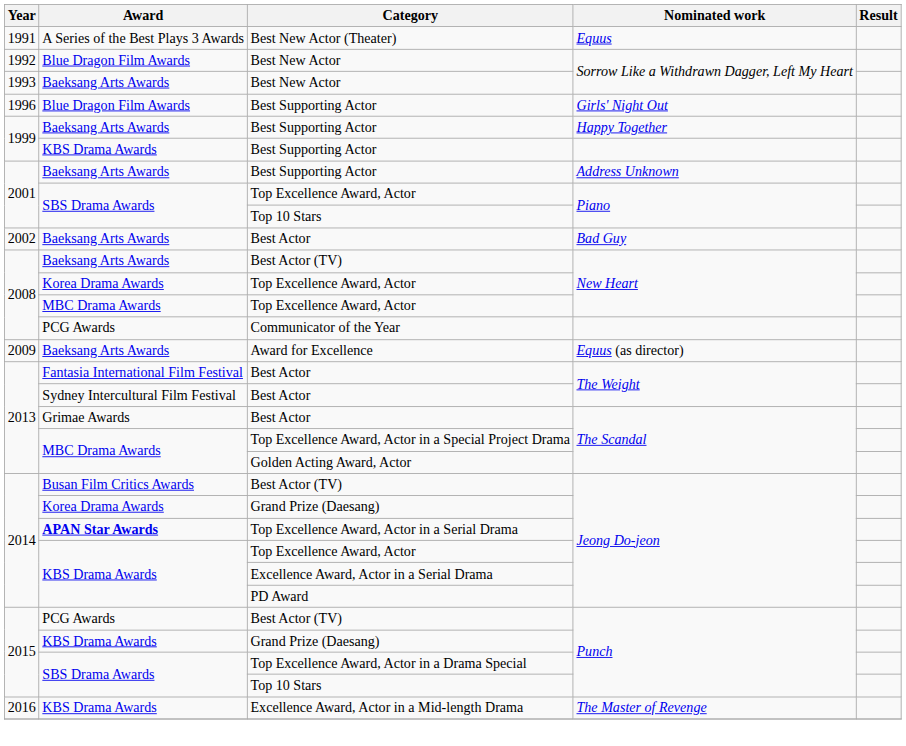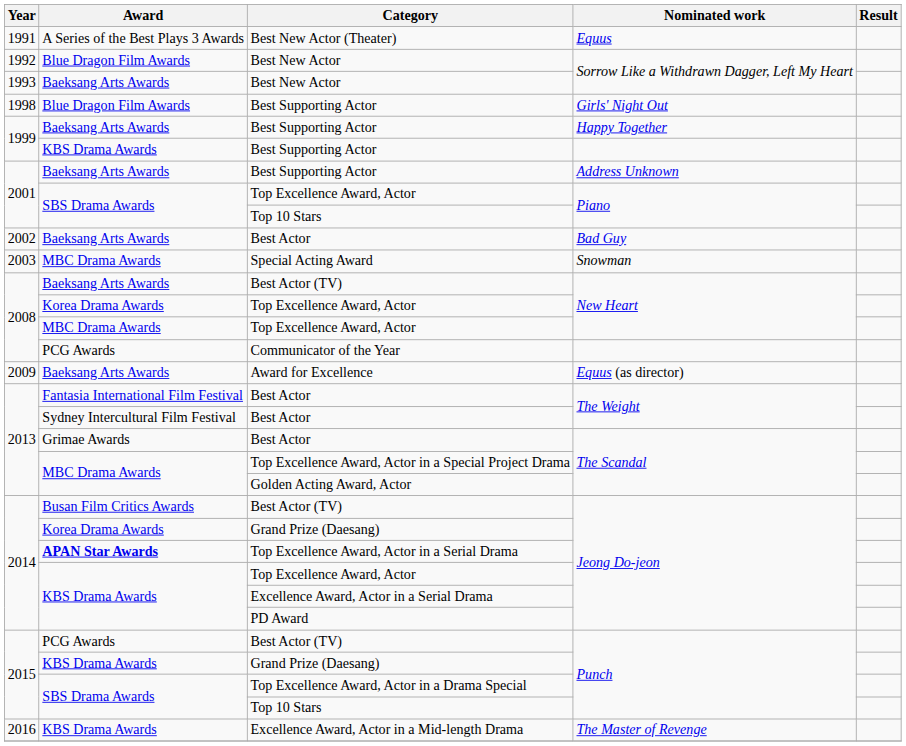(22, 104) 1996 -> (22, 104) 1998
+ row: (312, 261)
